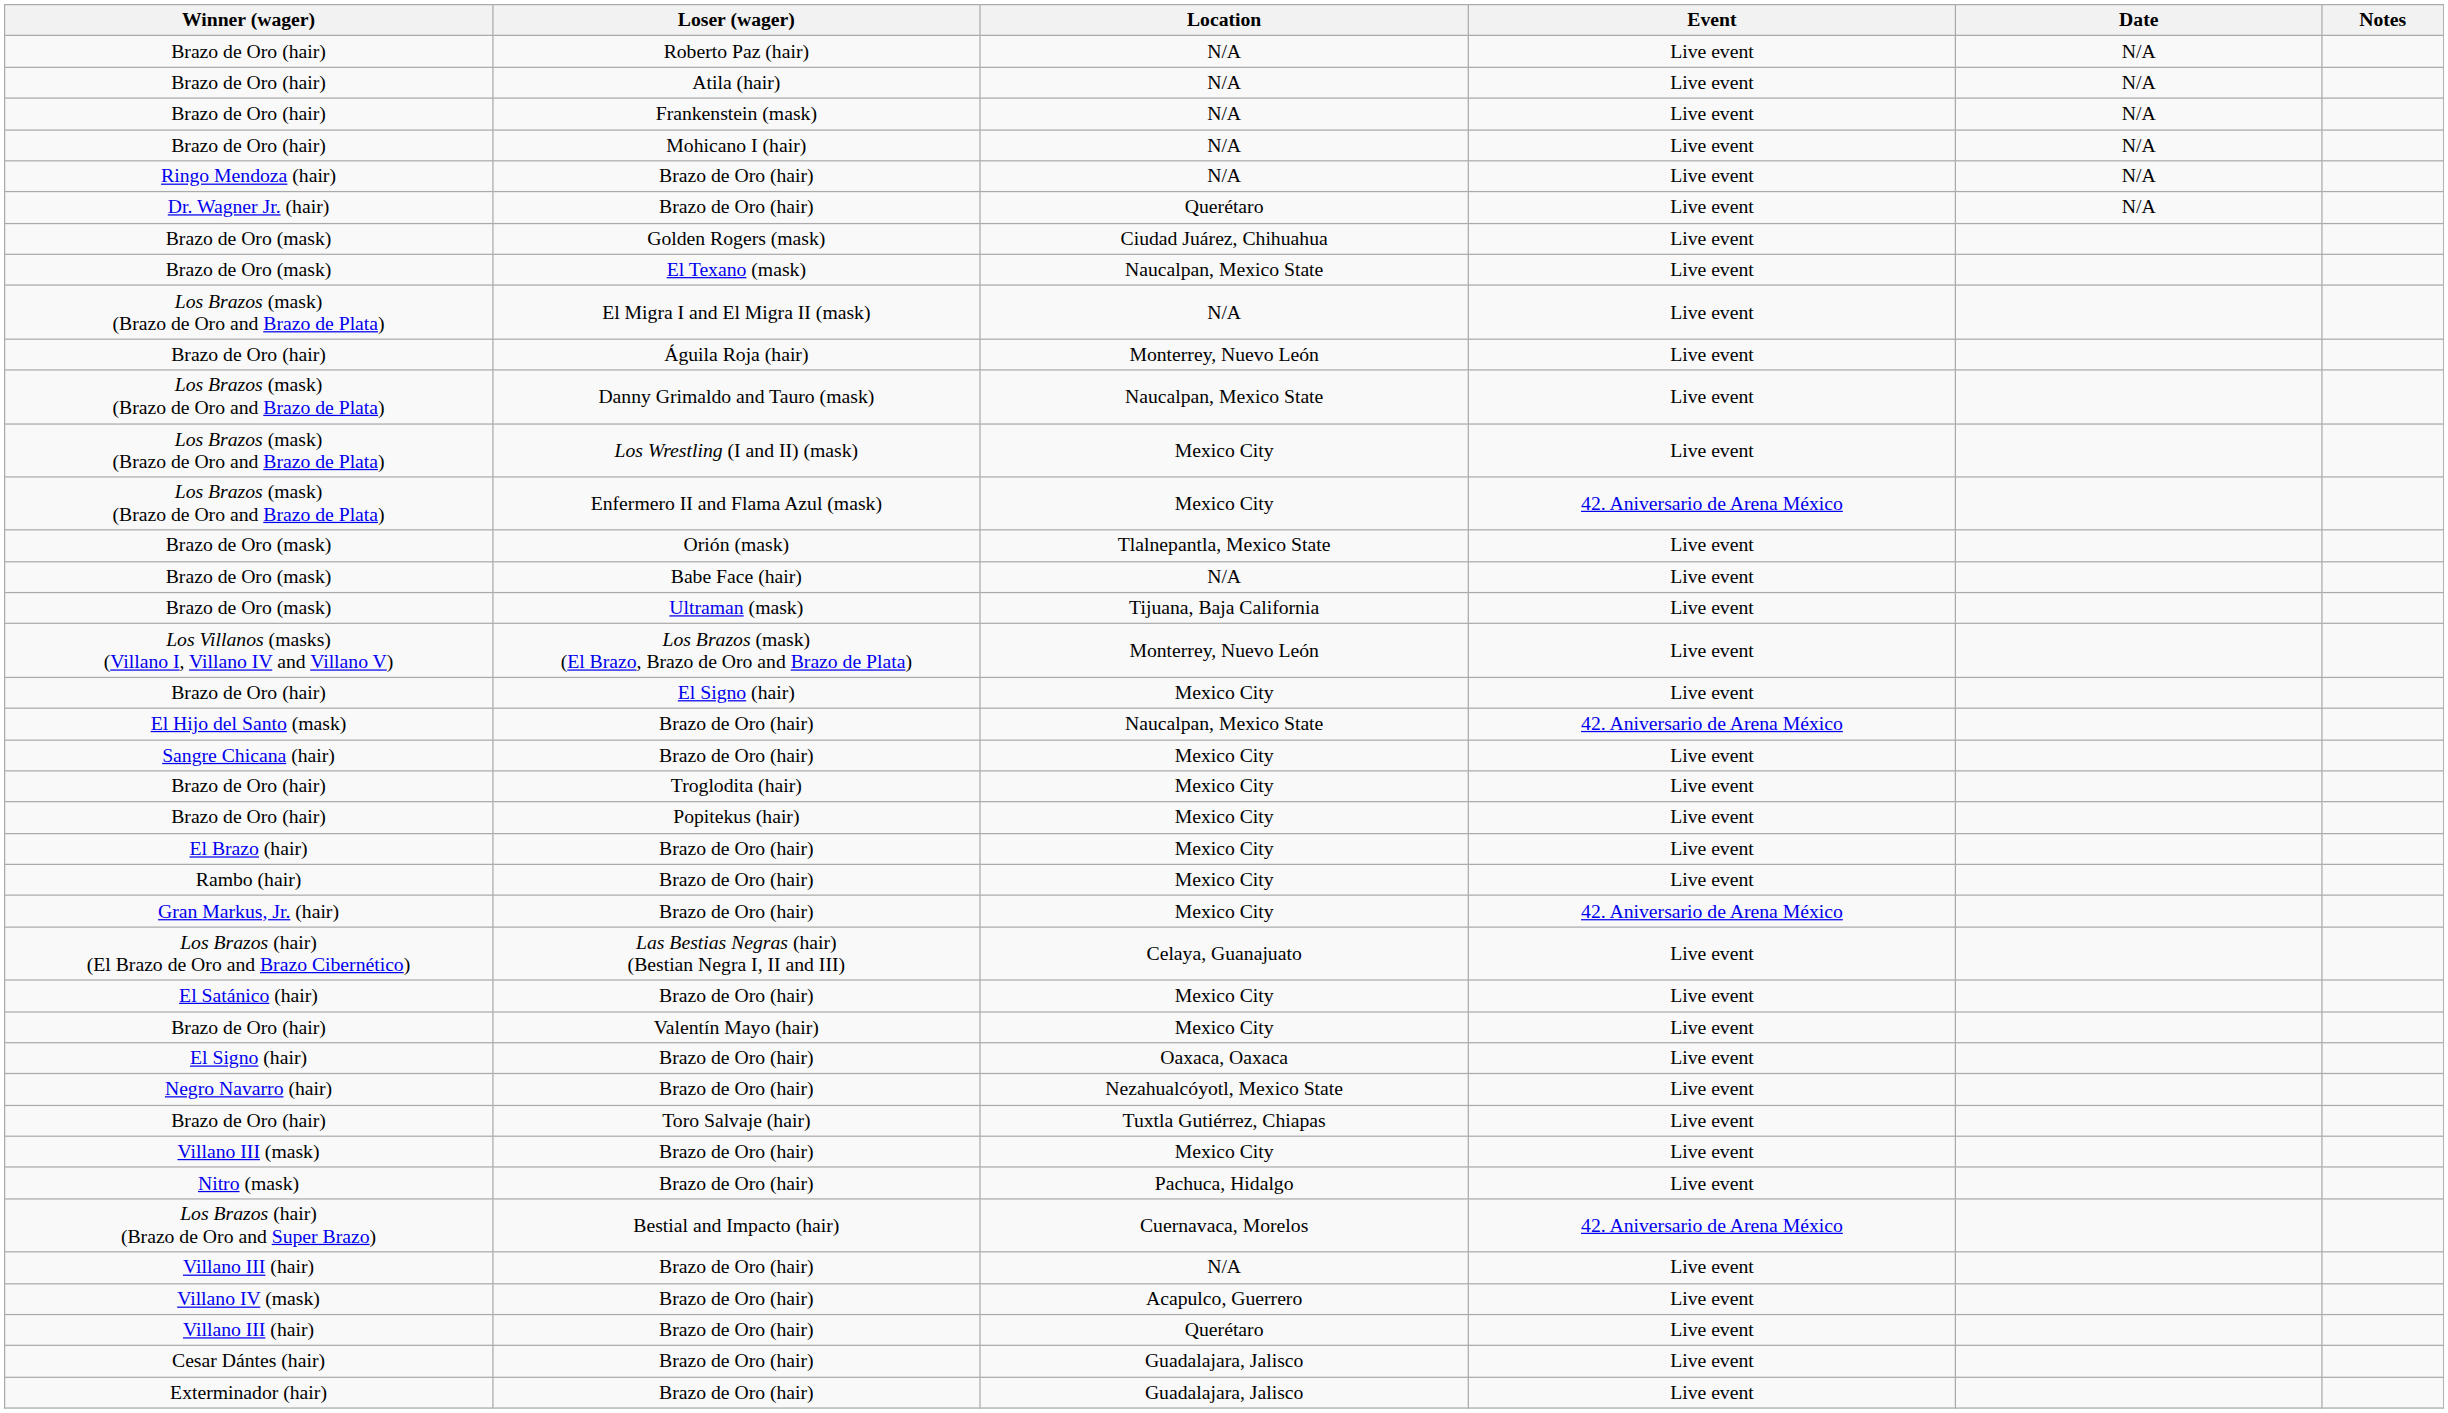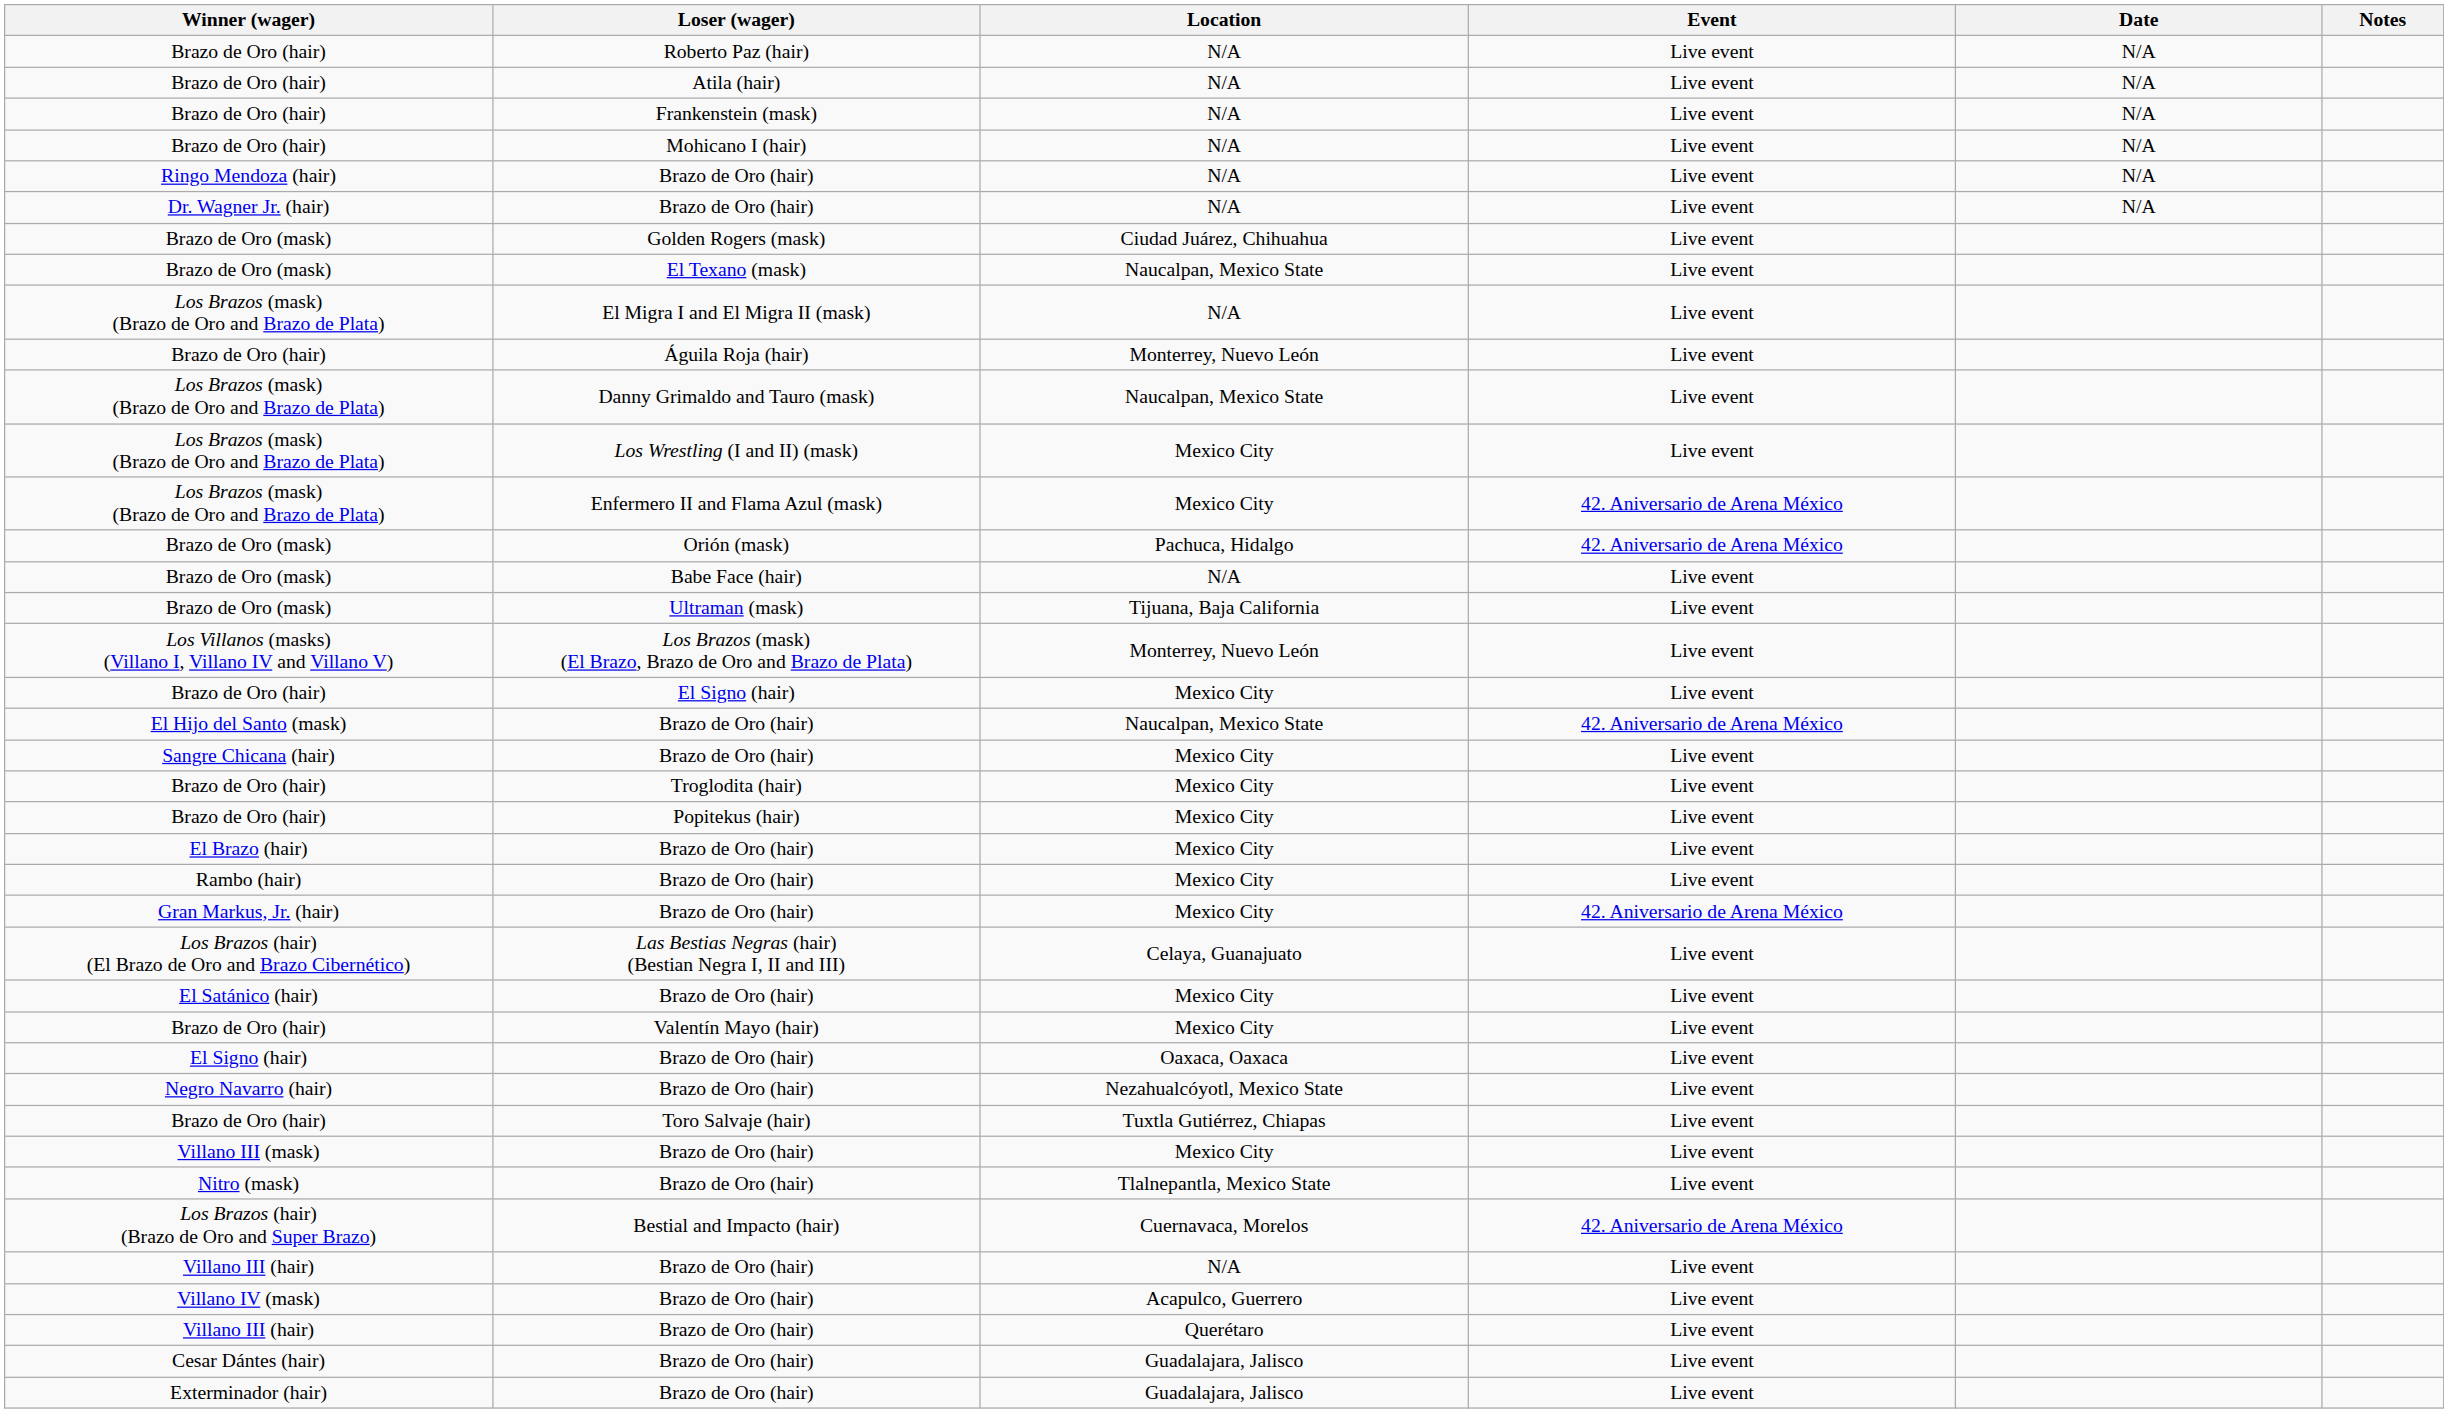(1224, 207) Querétaro -> (1224, 207) N/A
(1224, 545) Tlalnepantla, Mexico State -> (1224, 545) Pachuca, Hidalgo
(1712, 545) Live event -> (1712, 545) 42. Aniversario de Arena México
(1224, 1182) Pachuca, Hidalgo -> (1224, 1182) Tlalnepantla, Mexico State
